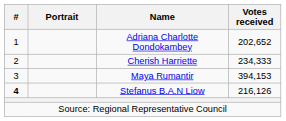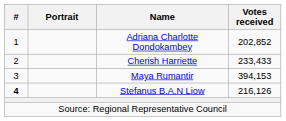(255, 42) 202,652 -> (255, 42) 202,852
(255, 62) 234,333 -> (255, 62) 233,433
